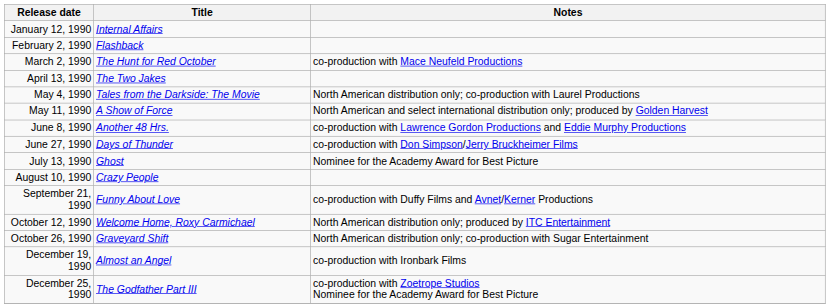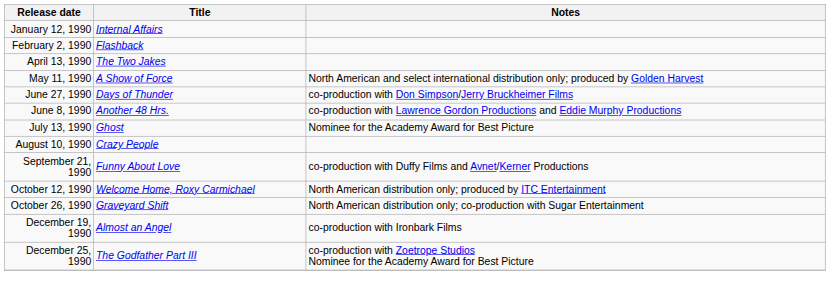- row: (58, 62)
- row: (63, 95)
rows swapped: (61, 128) <-> (58, 144)
